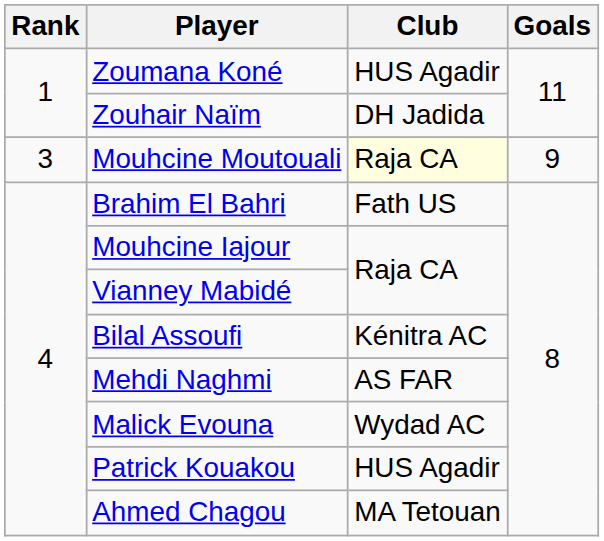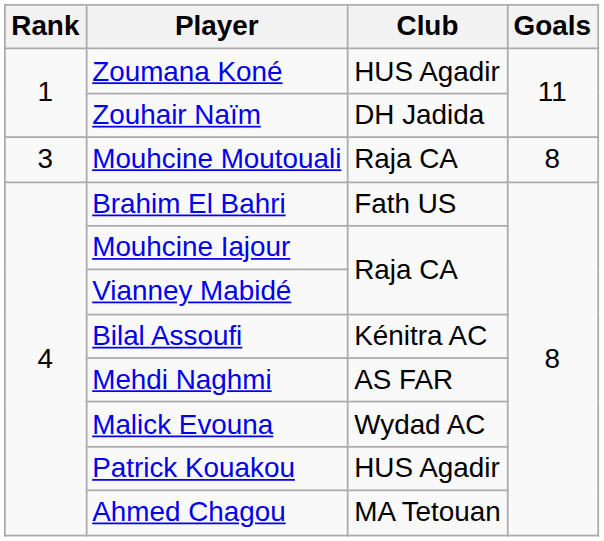(406, 159) lightyellow background -> (406, 159) no background
(552, 159) 9 -> (552, 159) 8
